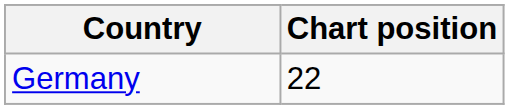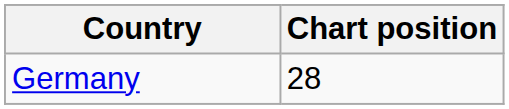(304, 78) 22 -> (304, 78) 28
